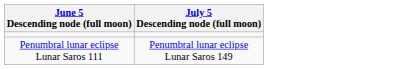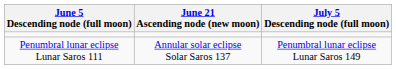+ column: (198, 18)
